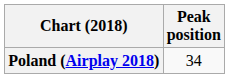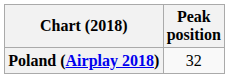(194, 60) 34 -> (194, 60) 32
